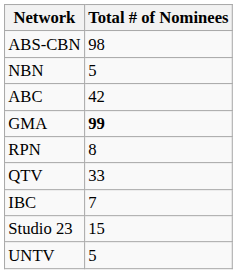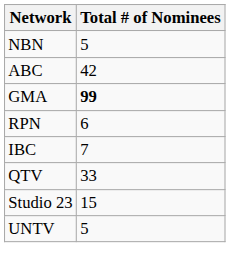- row: (44, 44)
(92, 149) 8 -> (84, 123) 6
rows swapped: (25, 176) <-> (22, 202)
